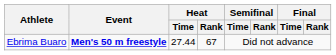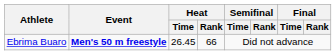(183, 43) 27.44 -> (183, 43) 26.45
(211, 43) 67 -> (211, 43) 66
